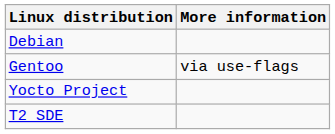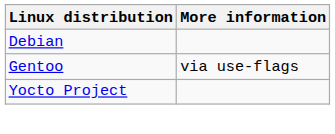- row: (36, 116)
